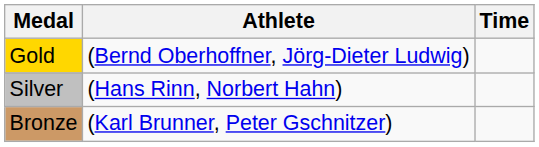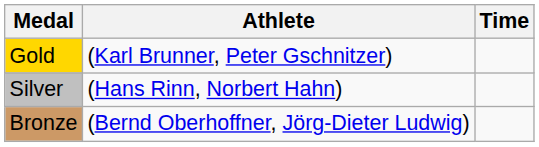(279, 55) (Bernd Oberhoffner, Jörg-Dieter Ludwig) -> (240, 55) (Karl Brunner, Peter Gschnitzer)
(240, 123) (Karl Brunner, Peter Gschnitzer) -> (279, 123) (Bernd Oberhoffner, Jörg-Dieter Ludwig)
